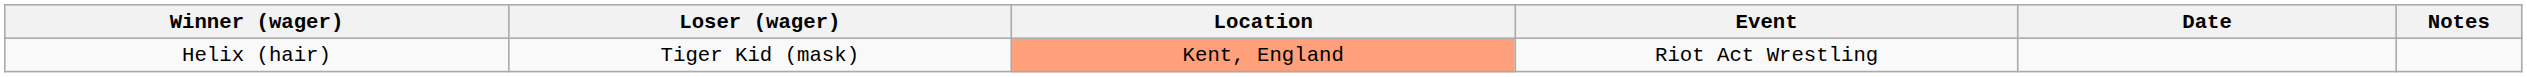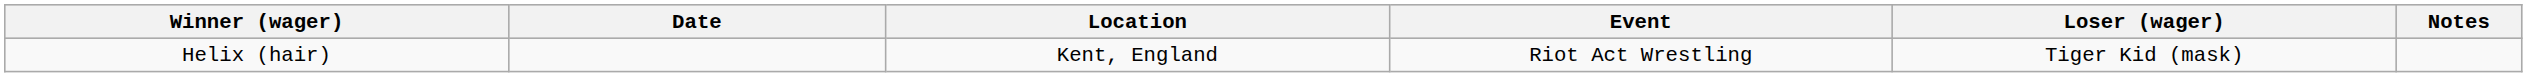columns swapped: (760, 22) <-> (2207, 22)
(1263, 55) lightsalmon background -> (1137, 55) no background
